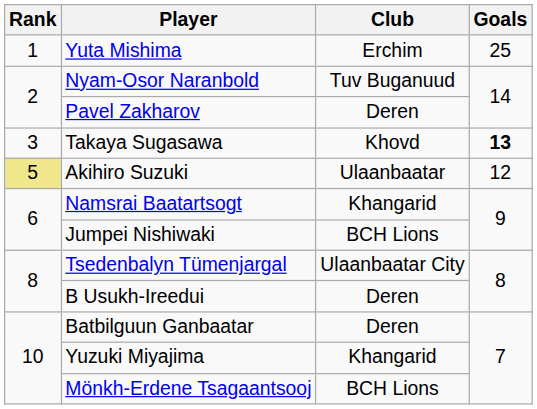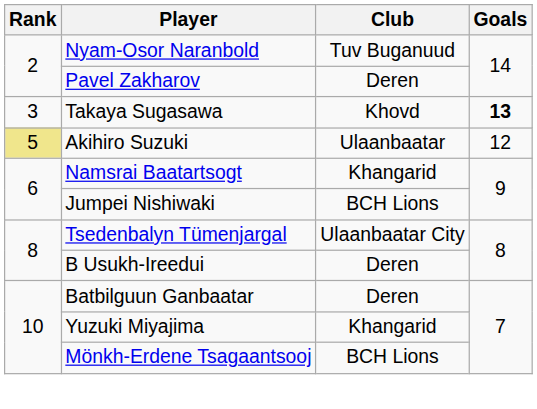- row: (123, 50)
